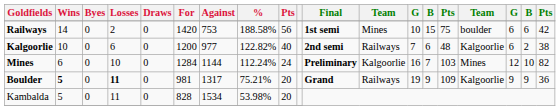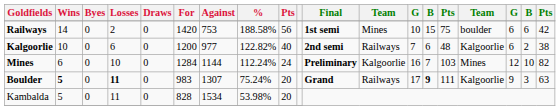(184, 79) 981 -> (184, 79) 983
(212, 79) 1317 -> (212, 79) 1307
(256, 79) 75.21% -> (256, 79) 75.24%
(415, 79) 19 -> (415, 79) 17
(428, 79) normal -> (428, 79) bold
(448, 79) 109 -> (448, 79) 111
(526, 79) 9 -> (526, 79) 3
(544, 79) 36 -> (544, 79) 63
